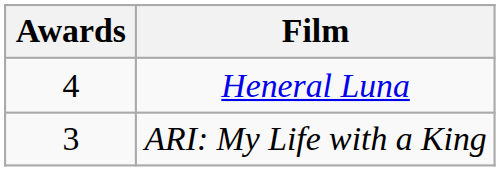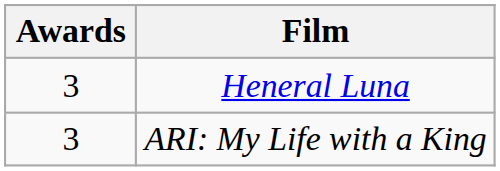(71, 84) 4 -> (71, 84) 3
